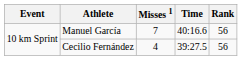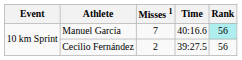(223, 31) no background -> (223, 31) paleturquoise background
(156, 47) 4 -> (156, 47) 2
